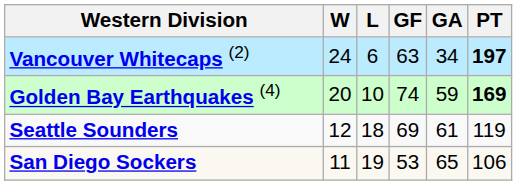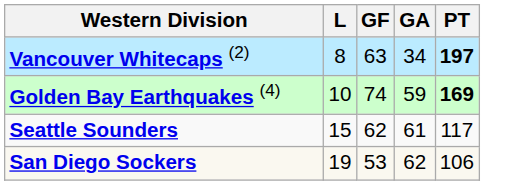- column: (340, 20)
(372, 56) 6 -> (340, 56) 8
(372, 130) 18 -> (340, 130) 15
(408, 130) 69 -> (375, 130) 62
(489, 130) 119 -> (457, 130) 117
(447, 162) 65 -> (415, 162) 62
